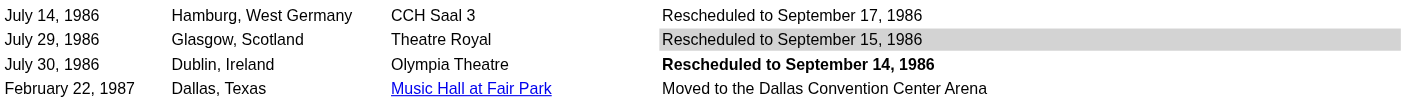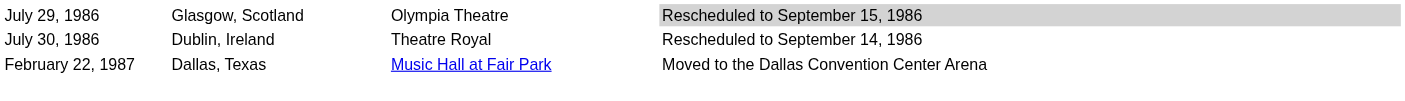- row: (52, 15)
(441, 40) Theatre Royal -> (450, 15) Olympia Theatre
(450, 64) Olympia Theatre -> (441, 40) Theatre Royal
(798, 64) bold -> (792, 40) normal
